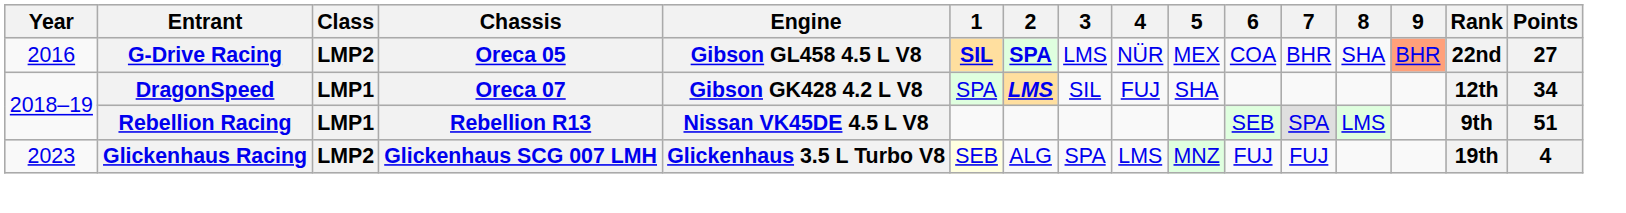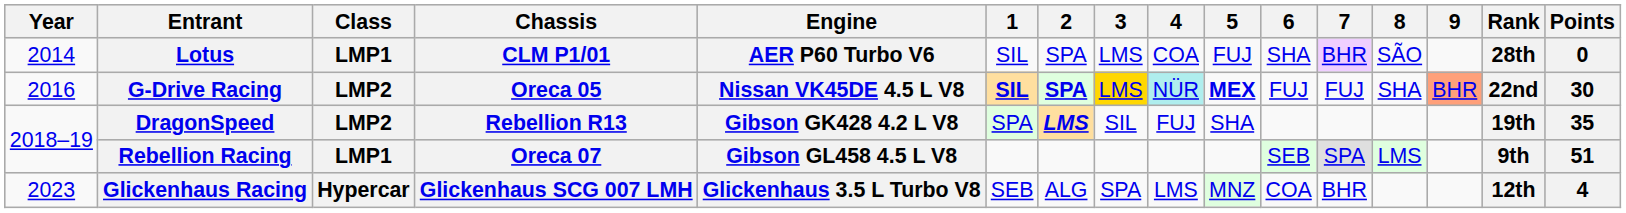+ row: (205, 55)
(806, 55) Gibson GL458 4.5 L V8 -> (842, 89) Nissan VK45DE 4.5 L V8
(1085, 55) no background -> (1121, 89) gold background
(1140, 55) no background -> (1176, 89) paleturquoise background
(1197, 55) normal -> (1232, 89) bold
(1253, 55) COA -> (1289, 89) FUJ
(1309, 55) BHR -> (1344, 89) FUJ
(1545, 55) 27 -> (1582, 89) 30
(346, 89) LMP1 -> (363, 122) LMP2
(521, 89) Oreca 07 -> (556, 122) Rebellion R13
(1477, 89) 12th -> (1513, 122) 19th
(1545, 89) 34 -> (1582, 122) 35
(521, 122) Rebellion R13 -> (556, 156) Oreca 07
(806, 122) Nissan VK45DE 4.5 L V8 -> (842, 156) Gibson GL458 4.5 L V8
(346, 156) LMP2 -> (363, 189) Hypercar
(977, 156) lightyellow background -> (1012, 189) no background
(1253, 156) FUJ -> (1289, 189) COA
(1309, 156) FUJ -> (1344, 189) BHR
(1477, 156) 19th -> (1513, 189) 12th
